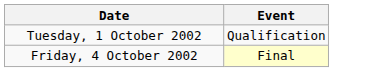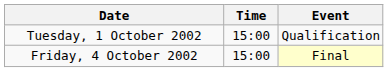+ column: (251, 15)
